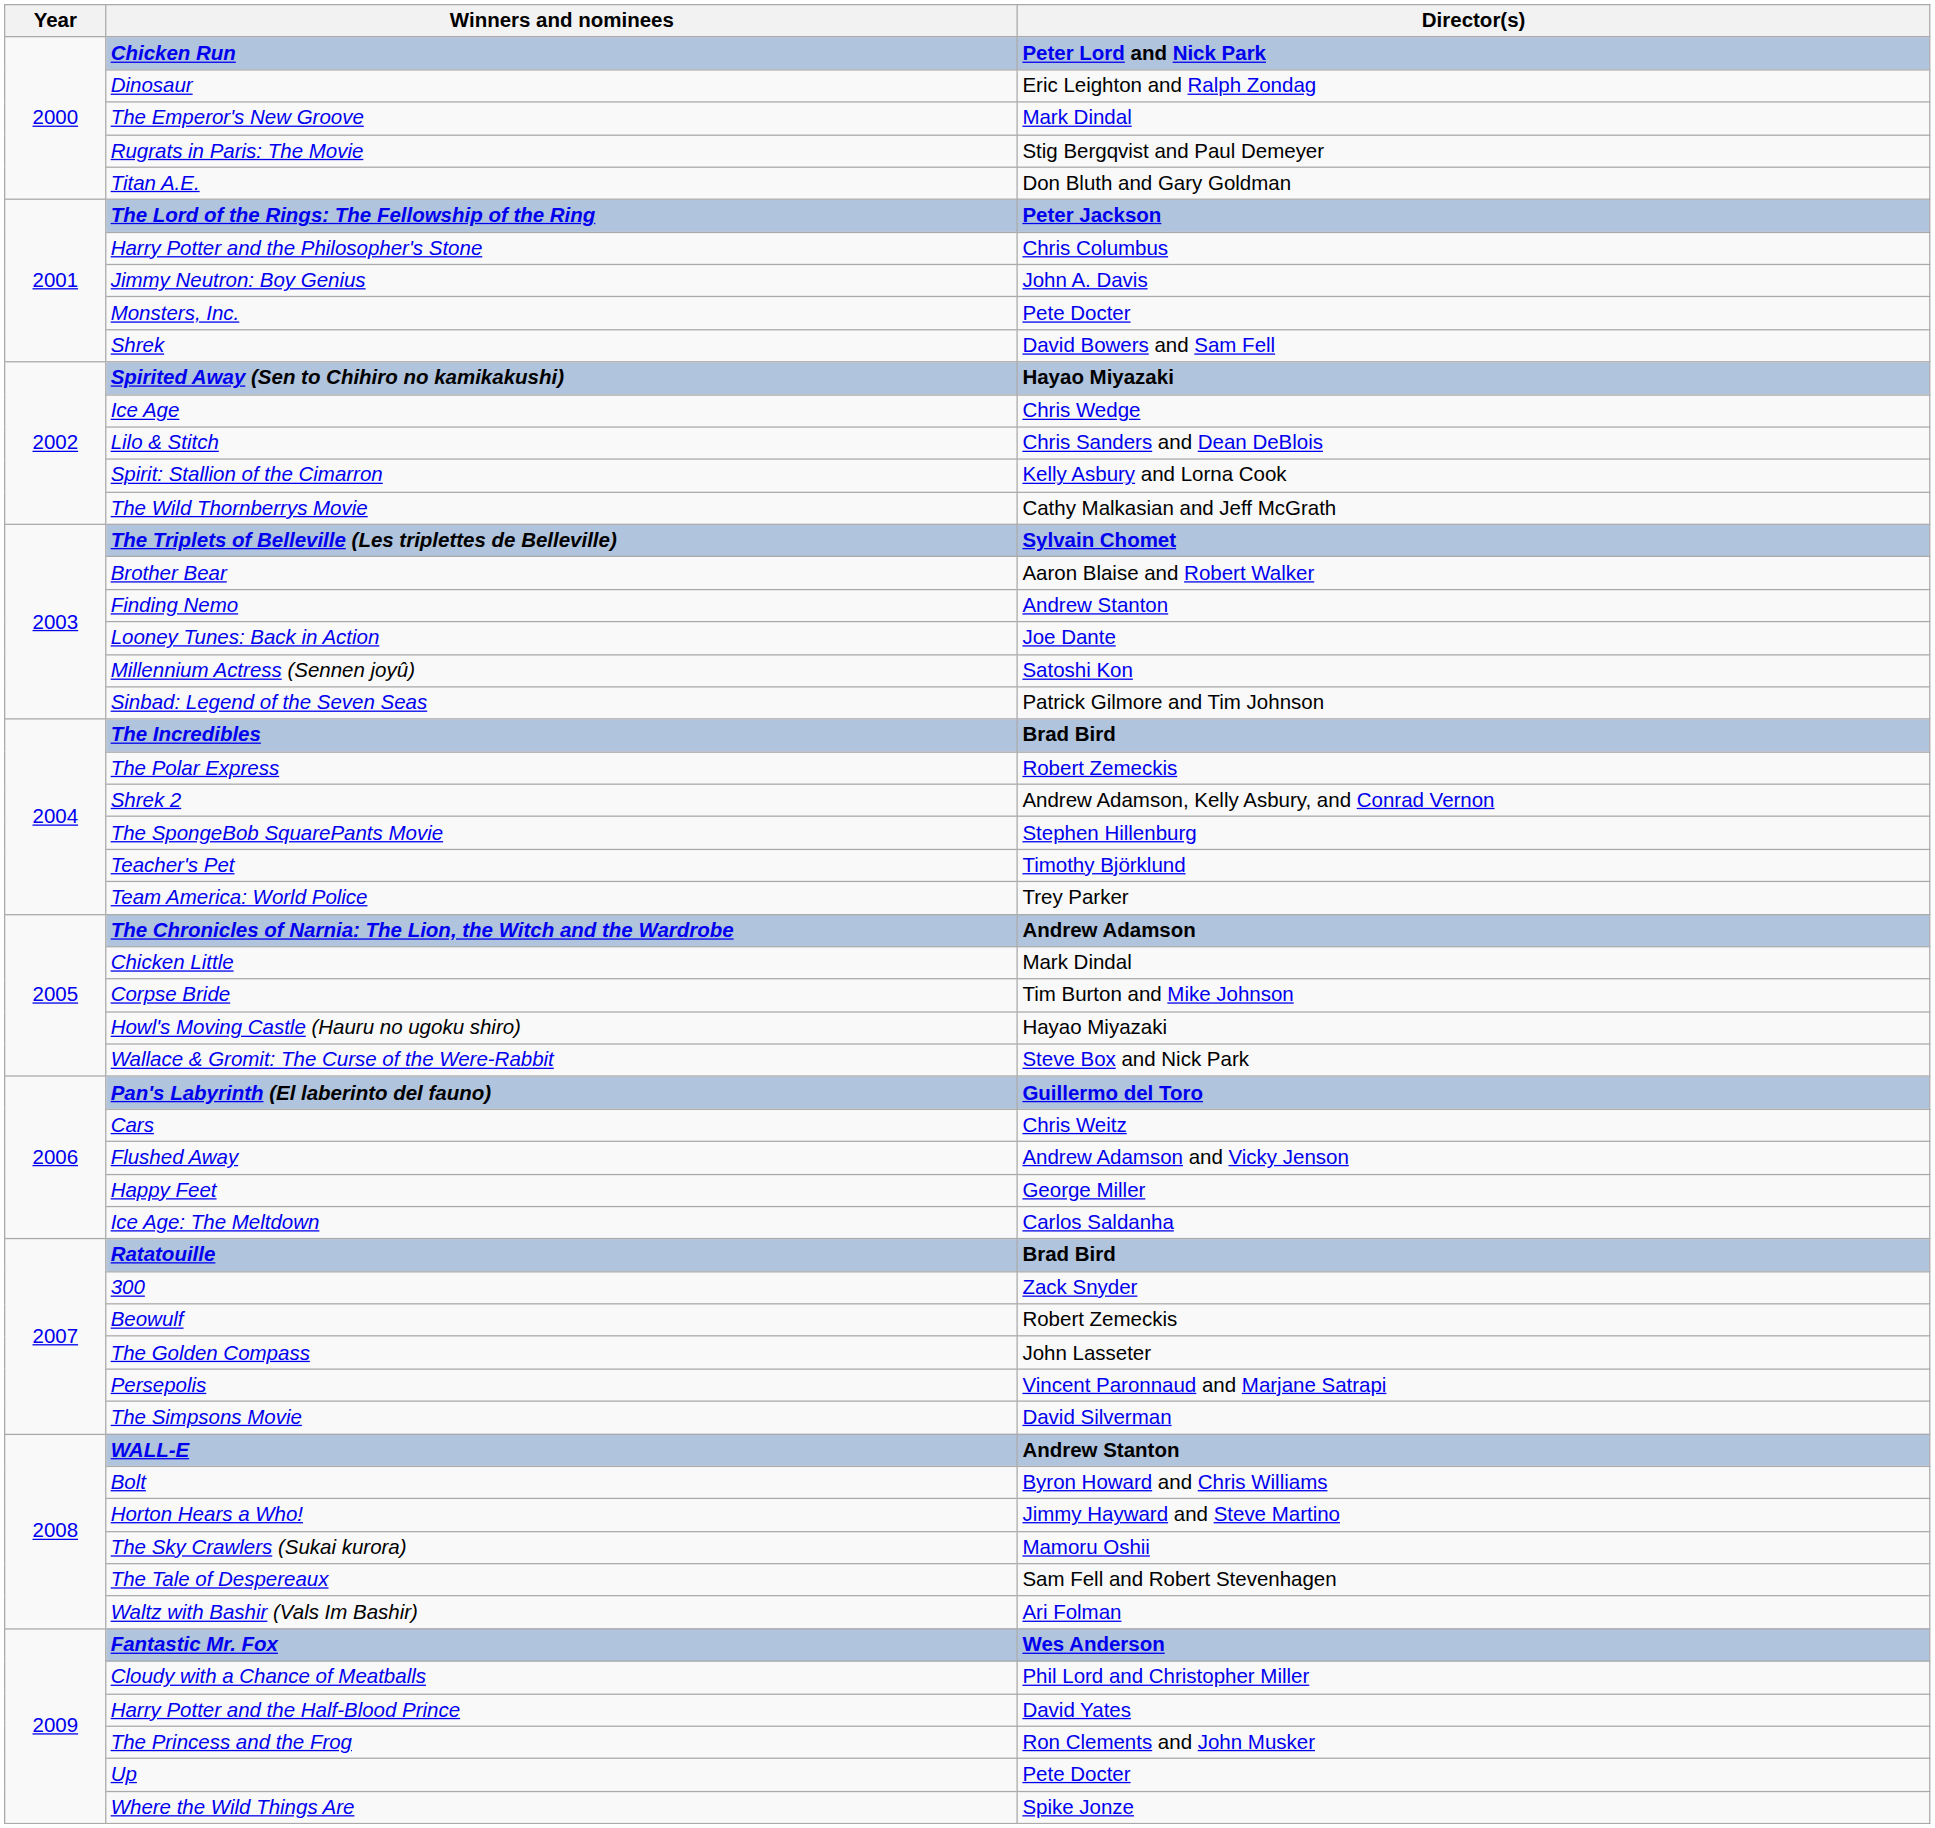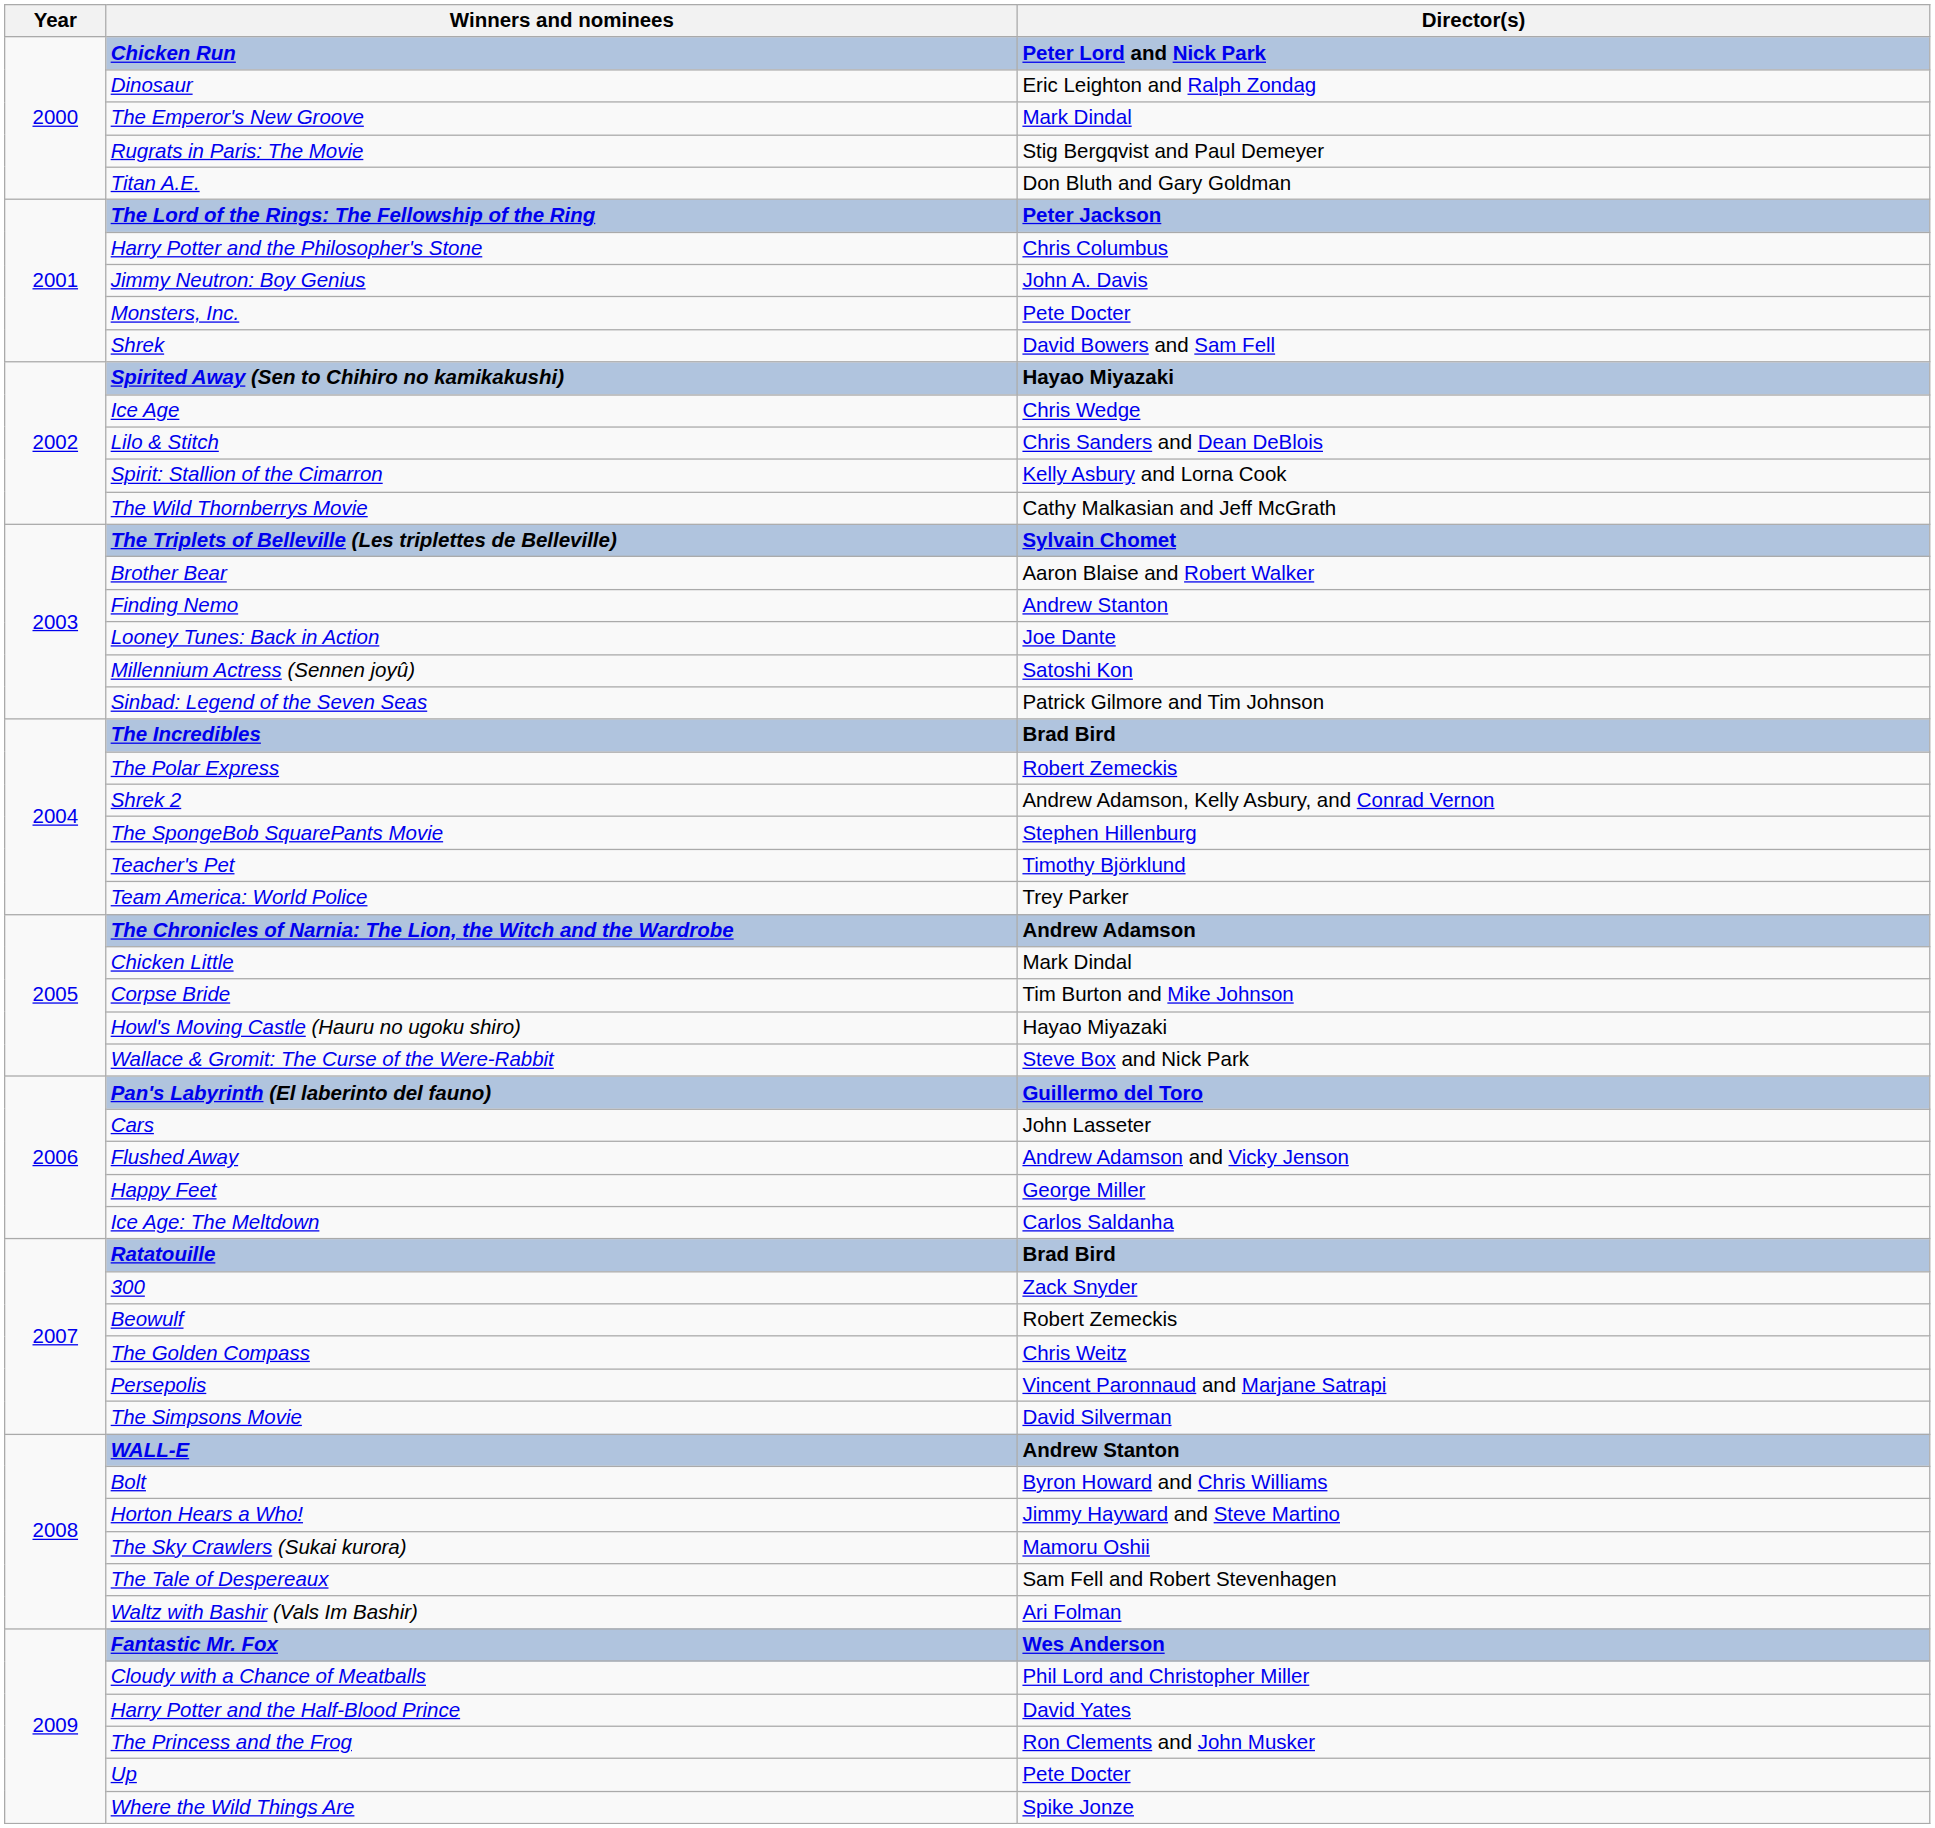(1075, 1125) Chris Weitz -> (1087, 1125) John Lasseter
(1087, 1352) John Lasseter -> (1075, 1352) Chris Weitz
